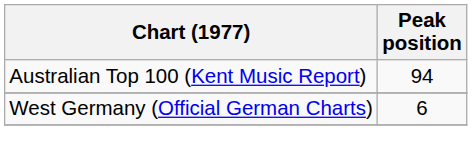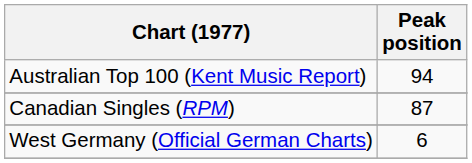+ row: (122, 108)
